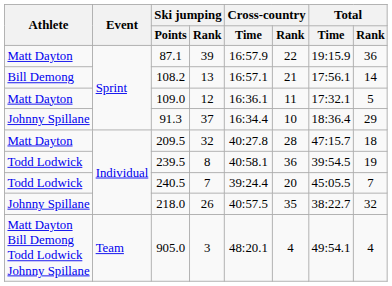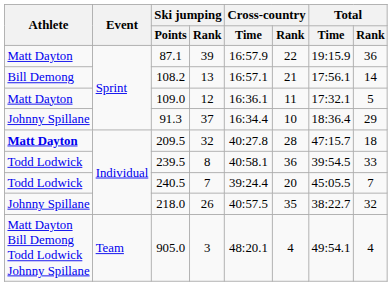(40, 141) normal -> (42, 141) bold
(370, 162) 19 -> (370, 162) 33
